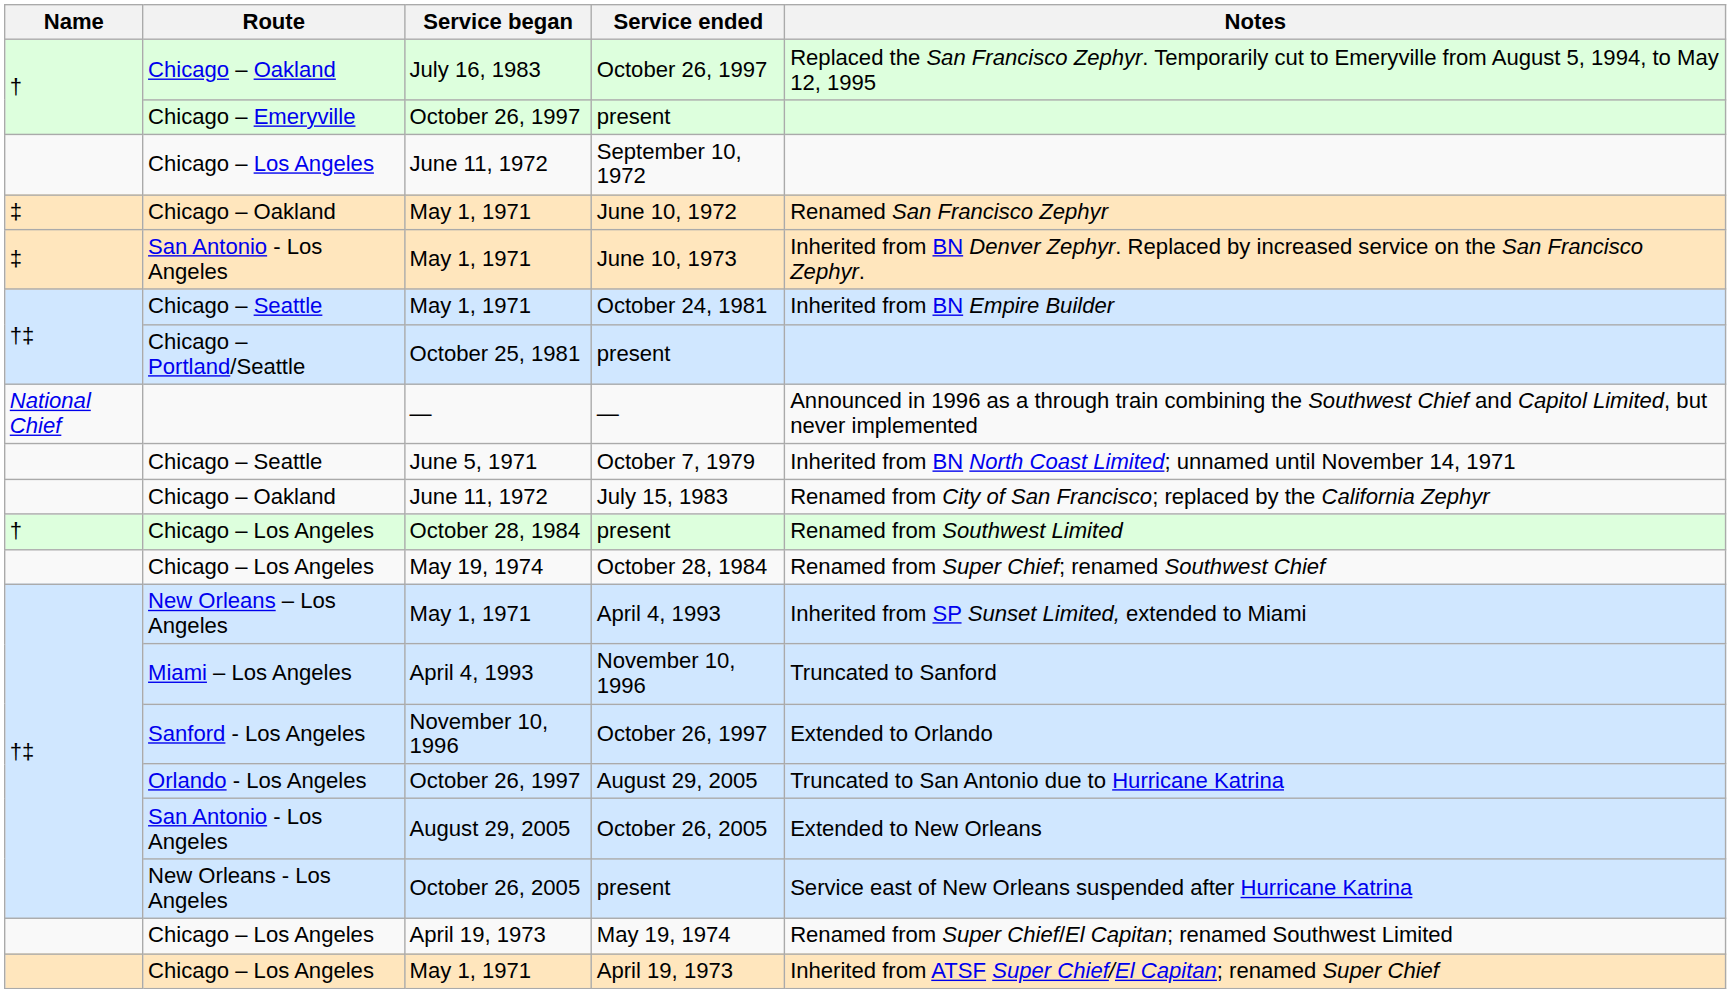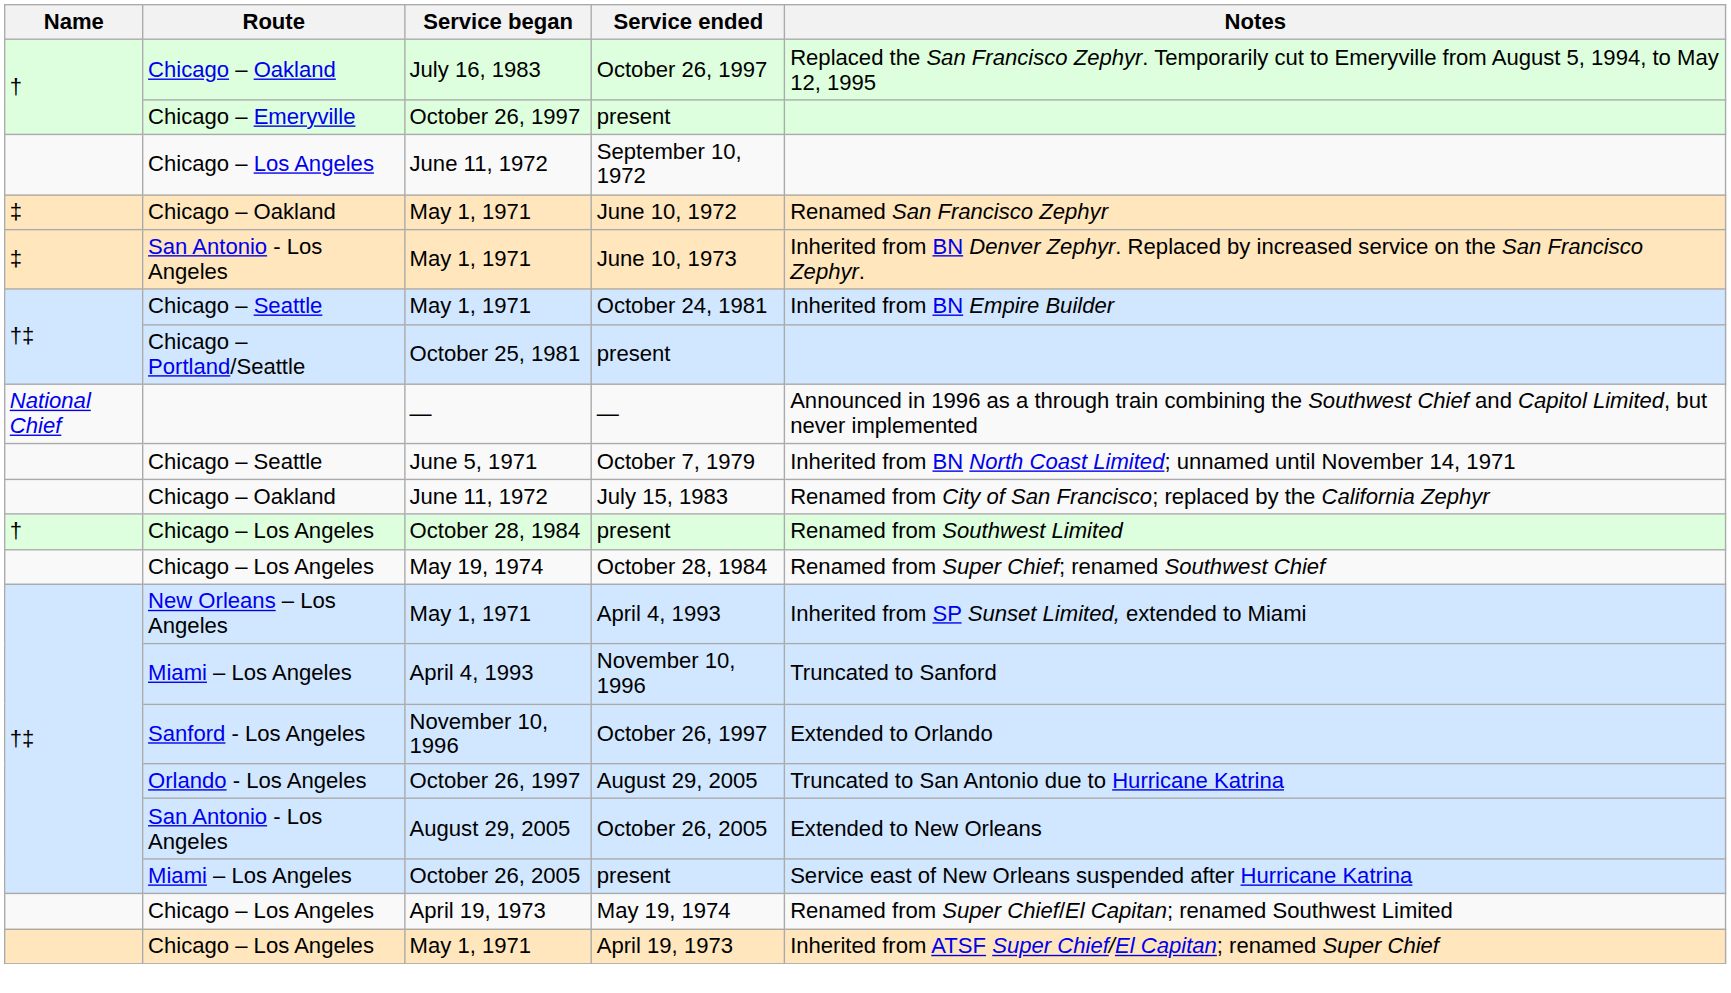(239, 888) New Orleans - Los Angeles -> (250, 875) Miami – Los Angeles
